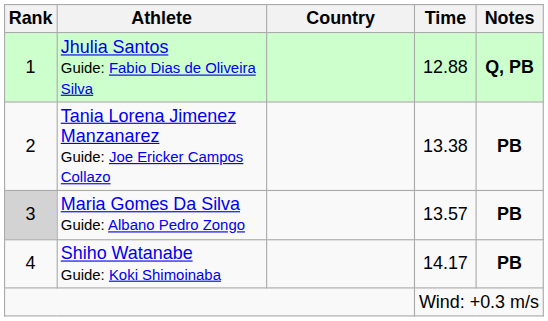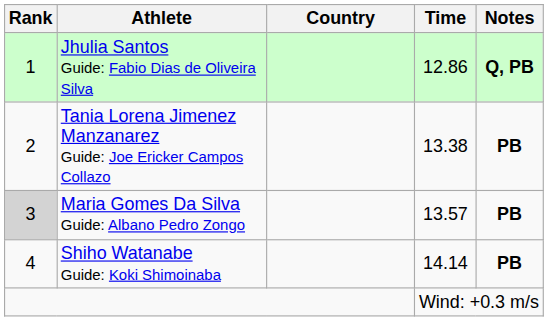(445, 67) 12.88 -> (445, 67) 12.86
(445, 263) 14.17 -> (445, 263) 14.14
